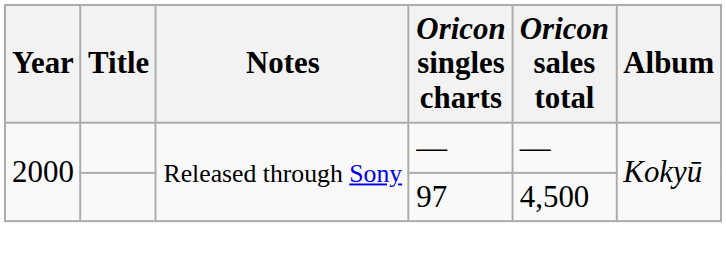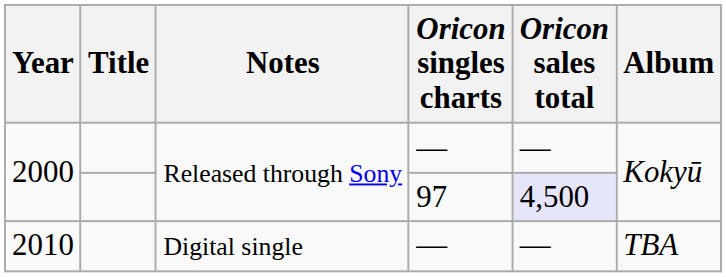(555, 196) no background -> (555, 196) lavender background
+ row: (43, 245)
